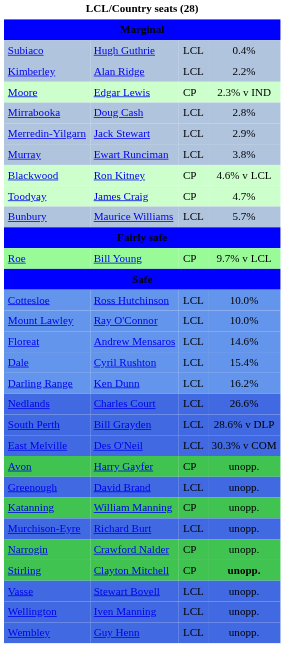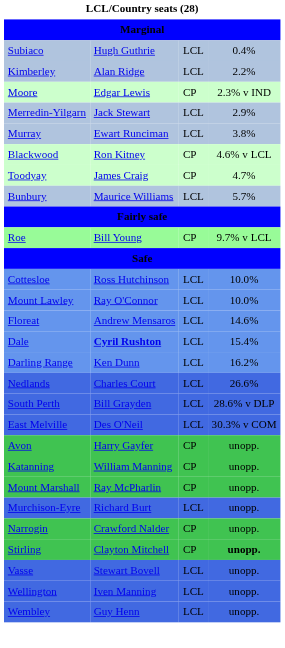- row: (34, 112)
(125, 362) normal -> (127, 341) bold
- row: (32, 487)
+ row: (44, 487)
